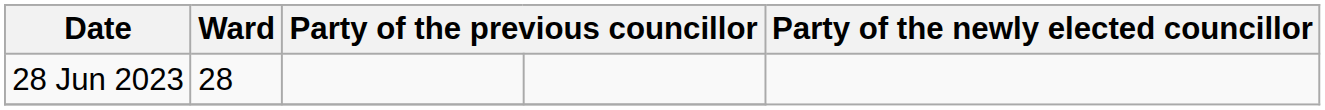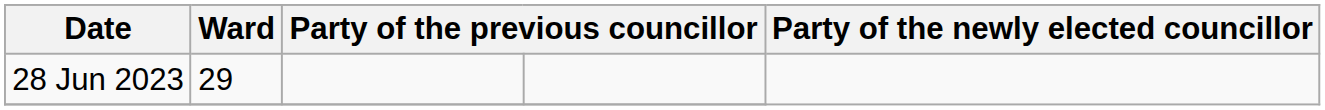(216, 78) 28 -> (216, 78) 29
